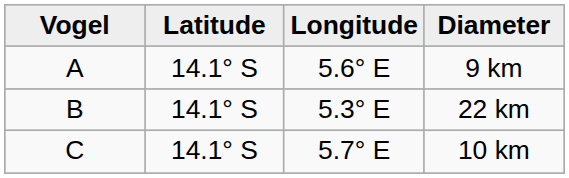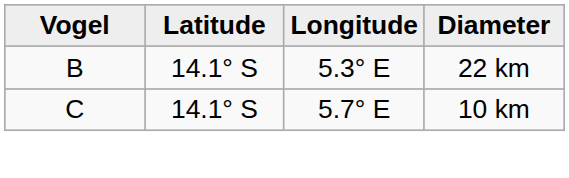- row: (494, 67)
